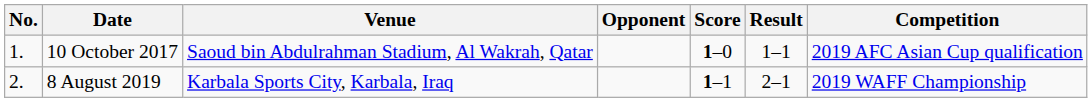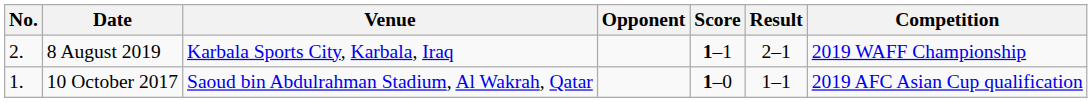rows swapped: (112, 50) <-> (104, 81)
